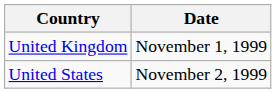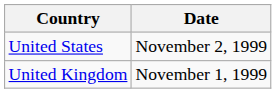rows swapped: (68, 46) <-> (56, 74)
